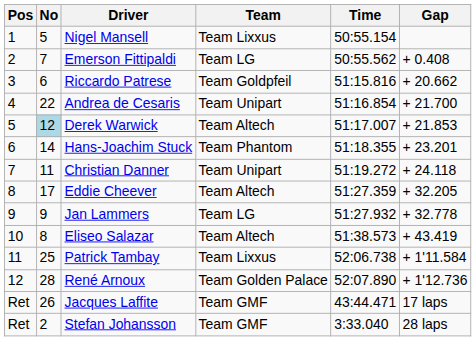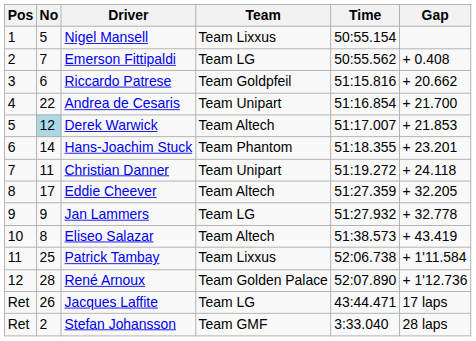(233, 302) Team GMF -> (227, 302) Team LG
